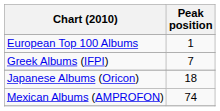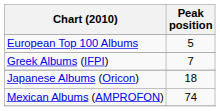(191, 43) 1 -> (191, 43) 5
